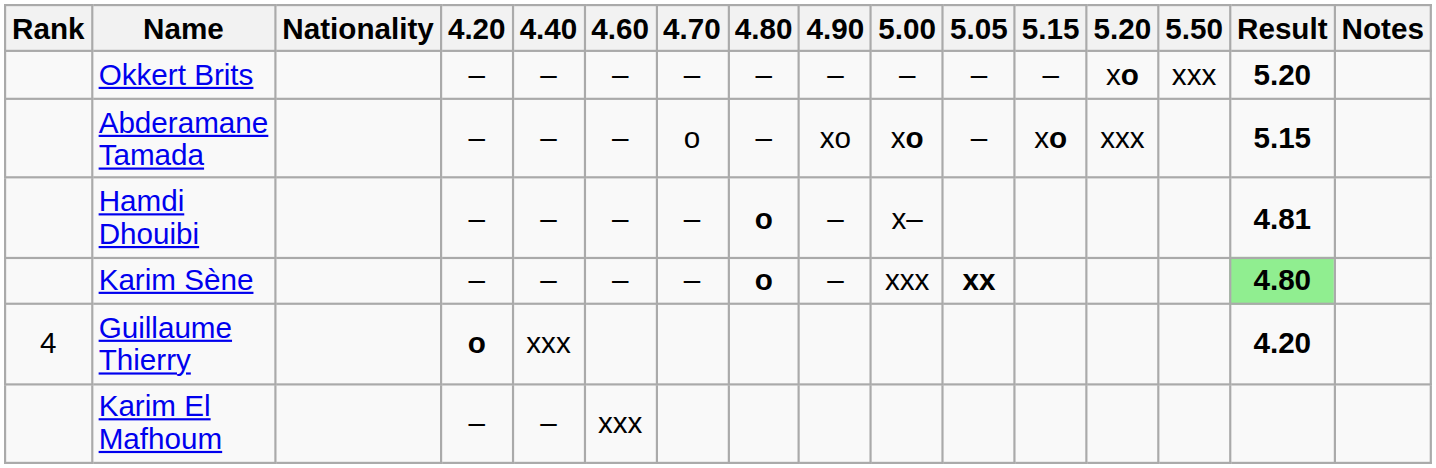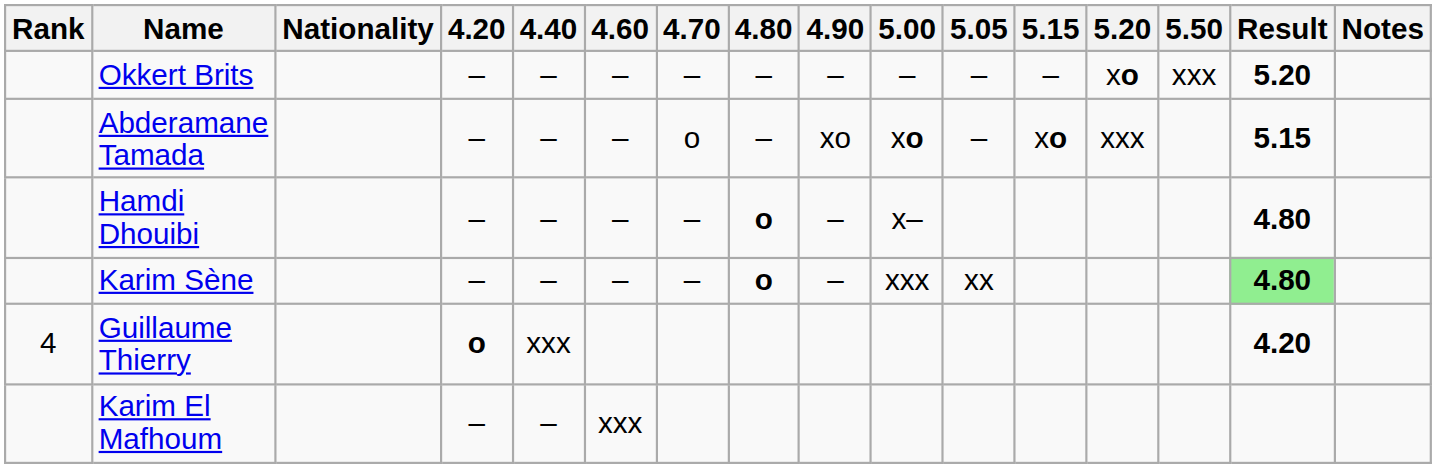(1282, 217) 4.81 -> (1282, 217) 4.80
(979, 280) bold -> (979, 280) normal
